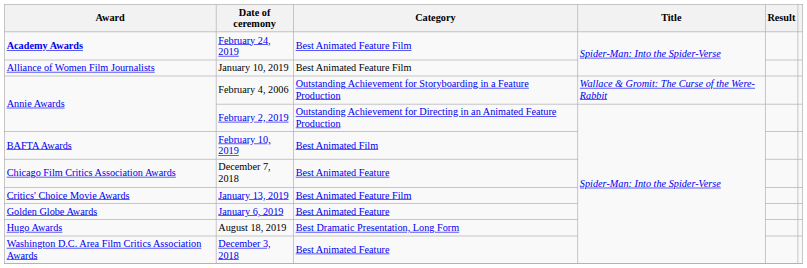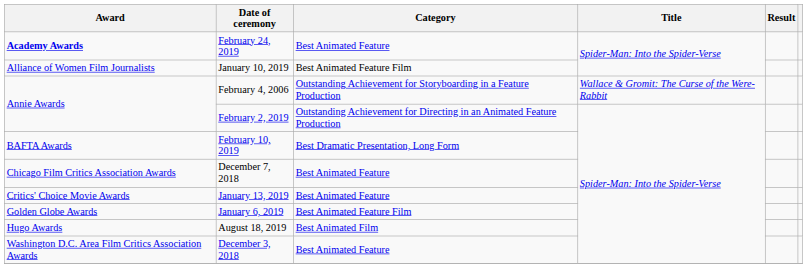(354, 46) Best Animated Feature Film -> (343, 46) Best Animated Feature
(337, 145) Best Animated Film -> (377, 145) Best Dramatic Presentation, Long Form
(354, 195) Best Animated Feature Film -> (343, 195) Best Animated Feature
(343, 211) Best Animated Feature -> (354, 211) Best Animated Feature Film
(377, 227) Best Dramatic Presentation, Long Form -> (337, 227) Best Animated Film
